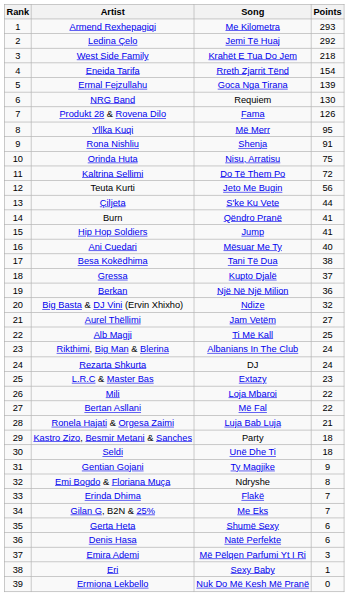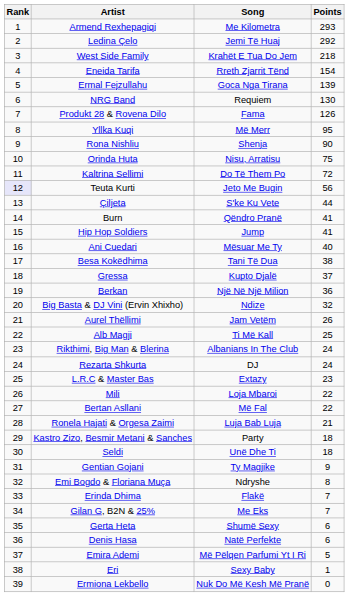(328, 144) 91 -> (328, 144) 90
(18, 188) no background -> (18, 188) lavender background
(328, 320) 27 -> (328, 320) 26
(328, 555) 3 -> (328, 555) 5
